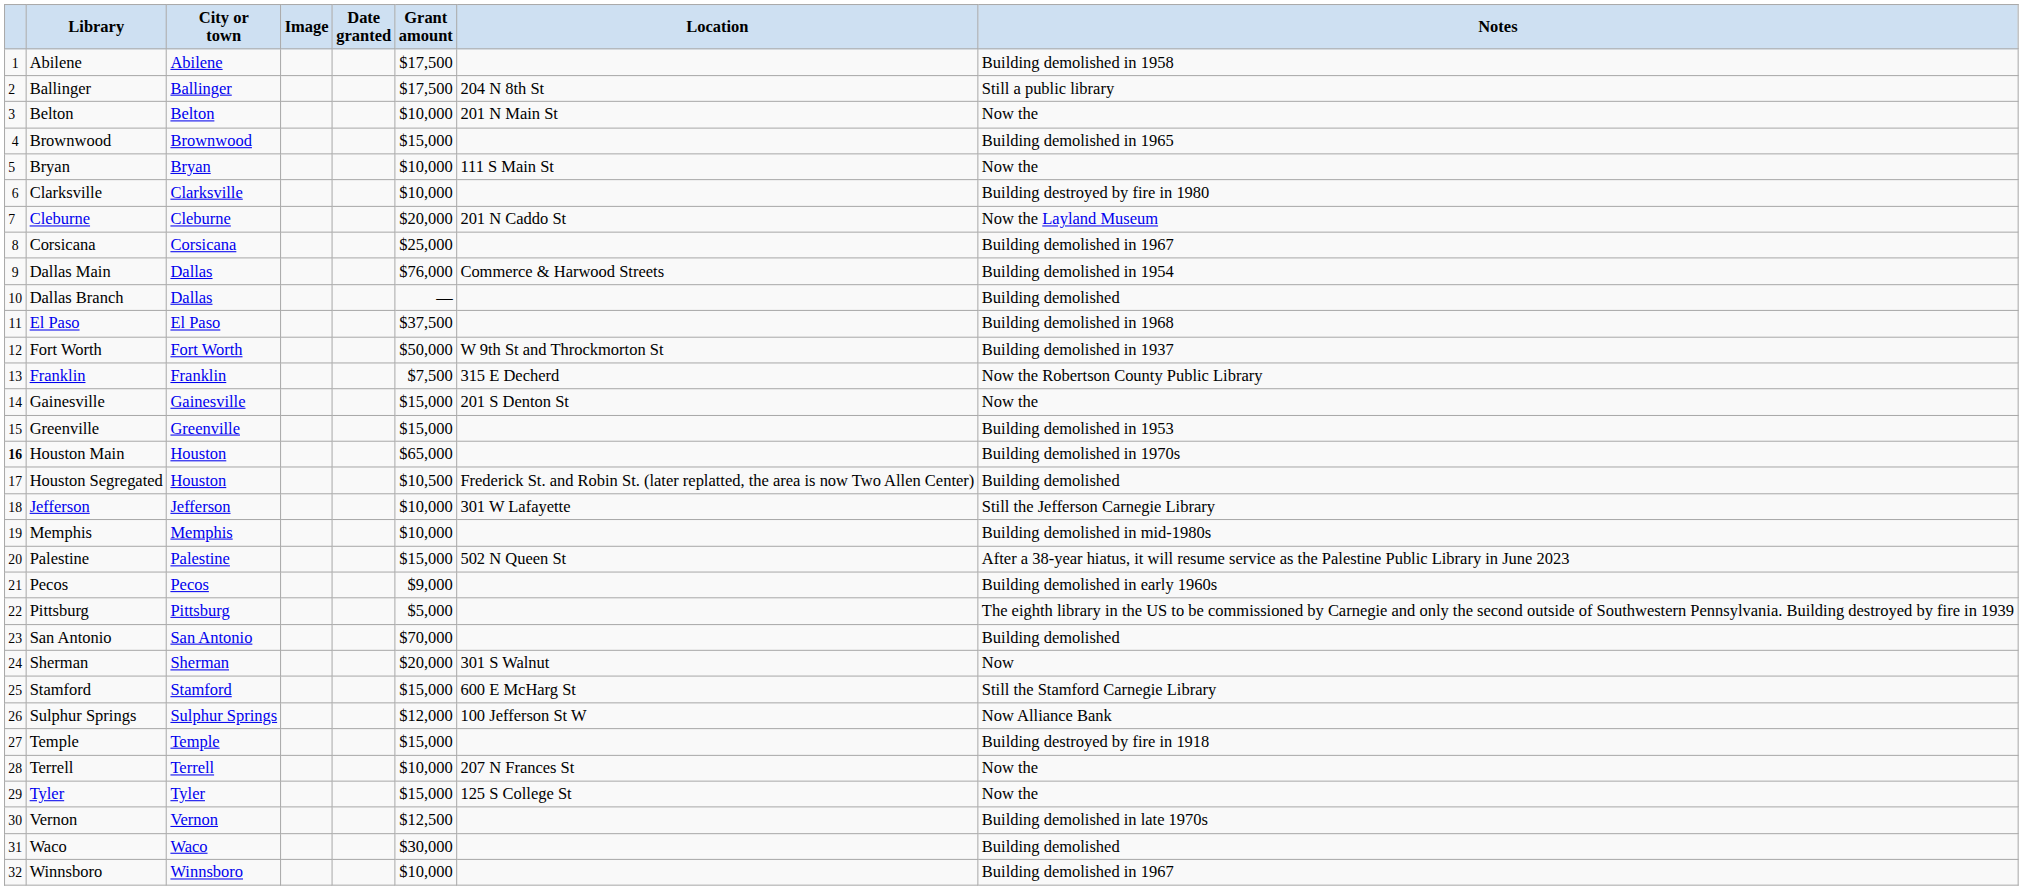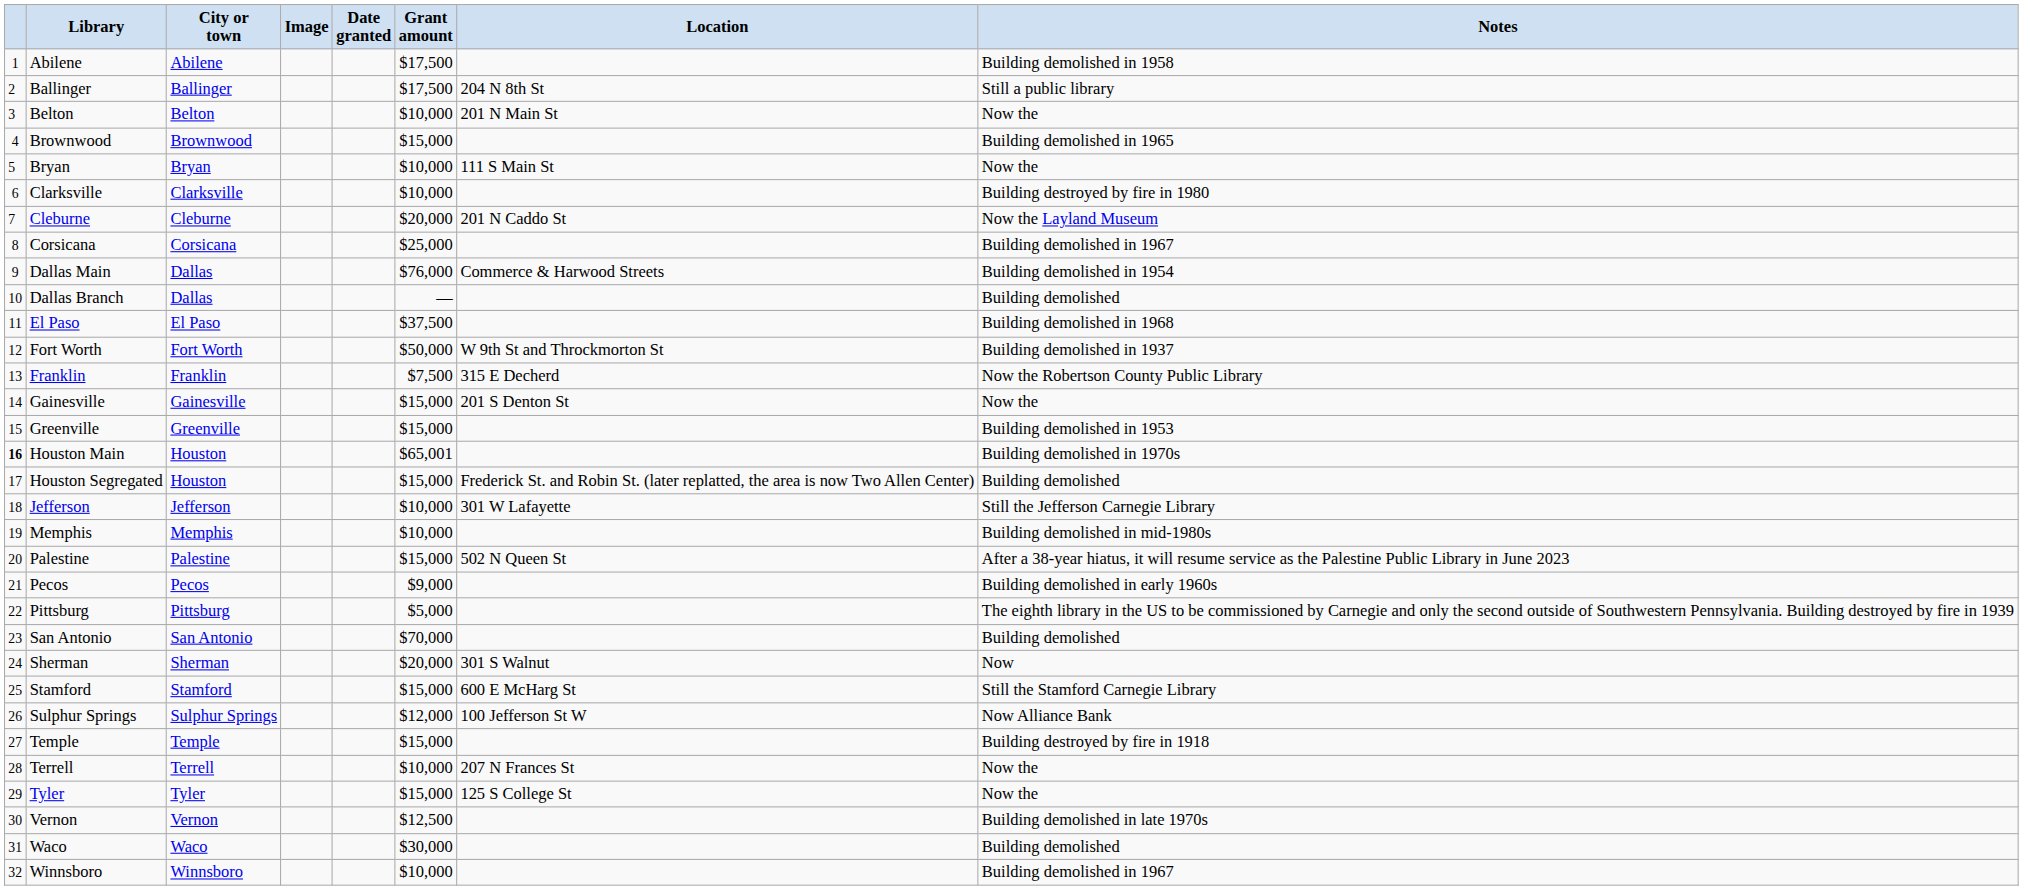(426, 454) $65,000 -> (426, 454) $65,001
(426, 480) $10,500 -> (426, 480) $15,000
